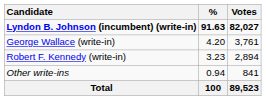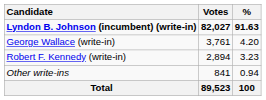columns swapped: (244, 12) <-> (213, 12)
